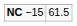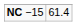(59, 13) 61.5 -> (59, 13) 61.4
